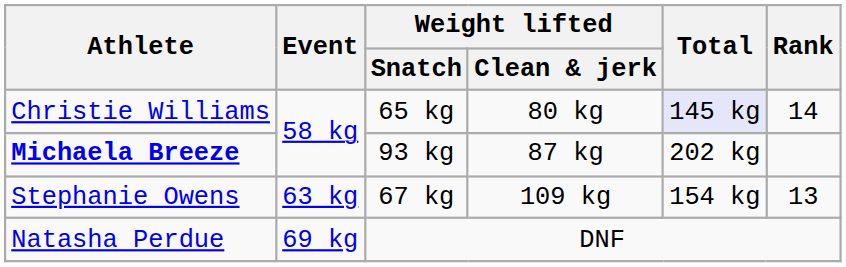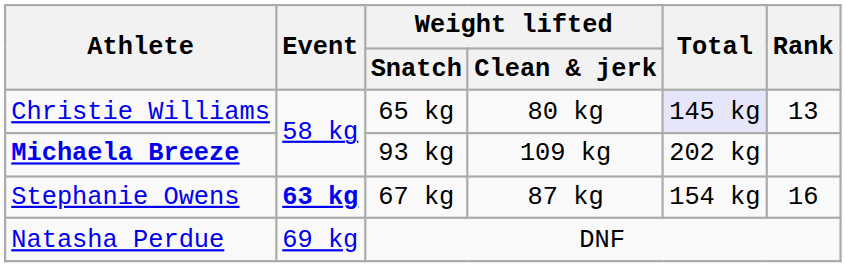(803, 111) 14 -> (803, 111) 13
(566, 154) 87 kg -> (566, 154) 109 kg
(320, 197) normal -> (320, 197) bold
(566, 197) 109 kg -> (566, 197) 87 kg
(803, 197) 13 -> (803, 197) 16
